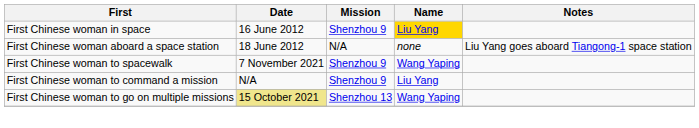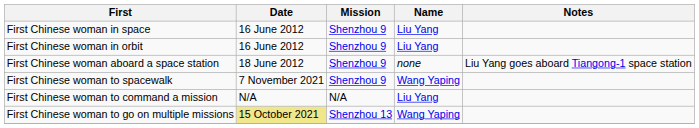(418, 30) gold background -> (418, 30) no background
+ row: (75, 47)
(338, 47) N/A -> (358, 64) Shenzhou 9
(358, 81) Shenzhou 9 -> (338, 98) N/A
